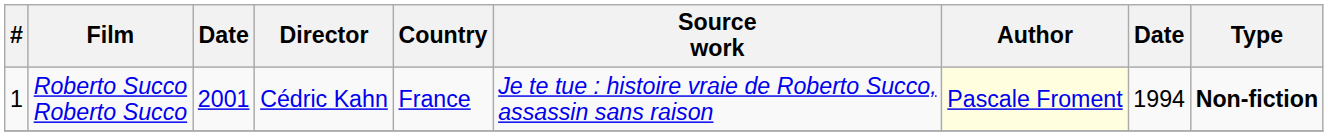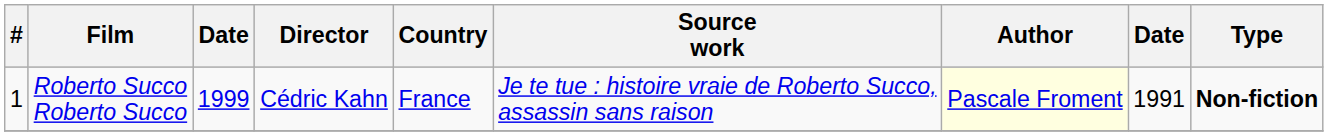(224, 98) 2001 -> (224, 98) 1999
(1159, 98) 1994 -> (1159, 98) 1991
